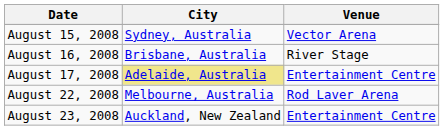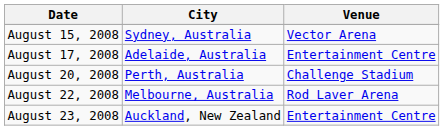- row: (63, 55)
(195, 75) khaki background -> (195, 55) no background
+ row: (63, 75)
